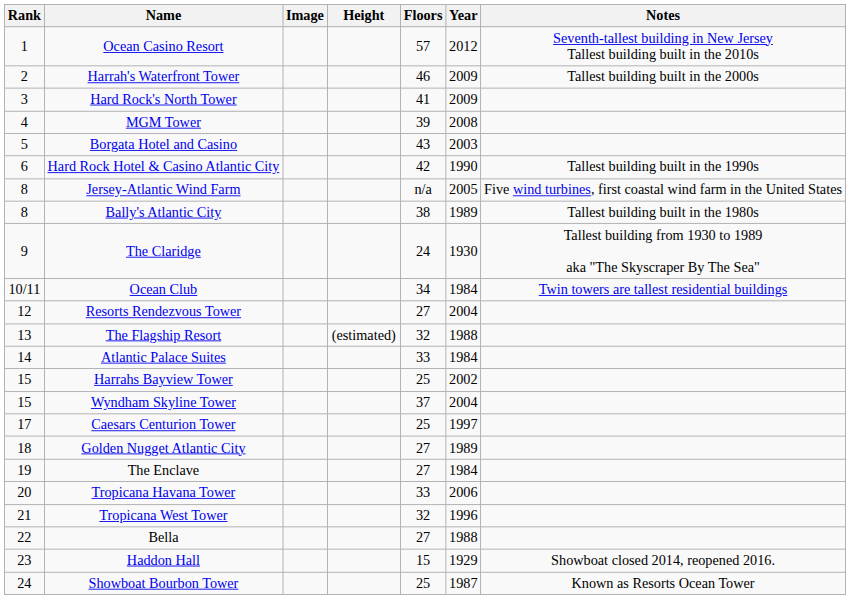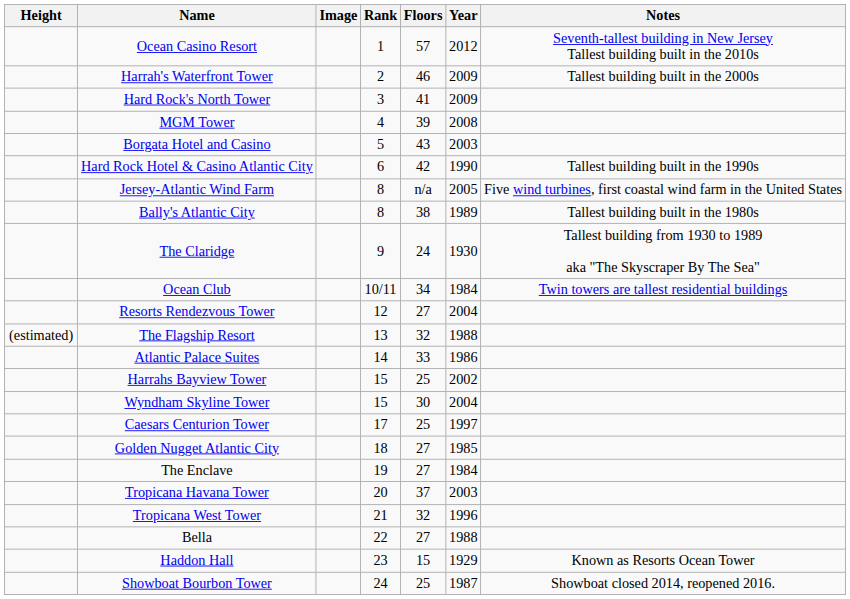columns swapped: (24, 15) <-> (364, 15)
(463, 357) 1984 -> (463, 357) 1986
(423, 402) 37 -> (423, 402) 30
(463, 447) 1989 -> (463, 447) 1985
(423, 492) 33 -> (423, 492) 37
(463, 492) 2006 -> (463, 492) 2003
(663, 560) Showboat closed 2014, reopened 2016. -> (663, 560) Known as Resorts Ocean Tower
(663, 583) Known as Resorts Ocean Tower -> (663, 583) Showboat closed 2014, reopened 2016.
